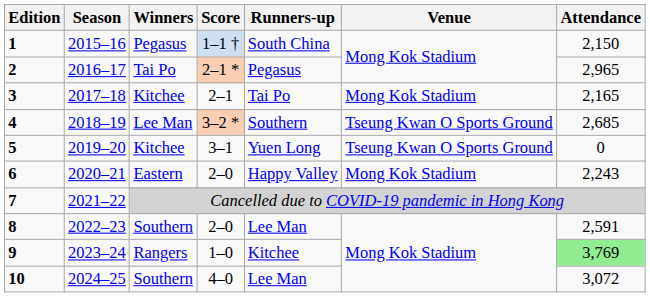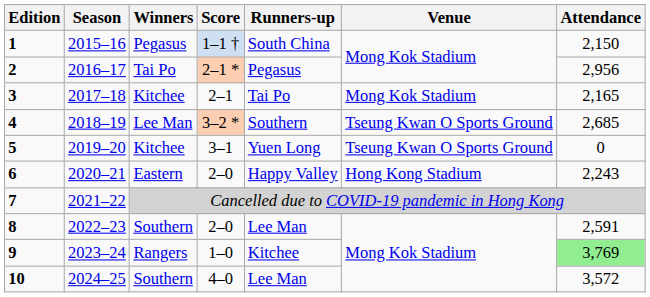(601, 69) 2,965 -> (601, 69) 2,956
(411, 174) Mong Kok Stadium -> (413, 174) Hong Kong Stadium
(601, 278) 3,072 -> (601, 278) 3,572
